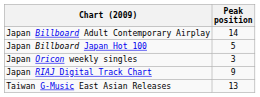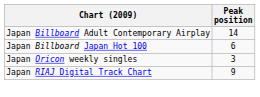(233, 46) 5 -> (233, 46) 6
- row: (89, 86)
